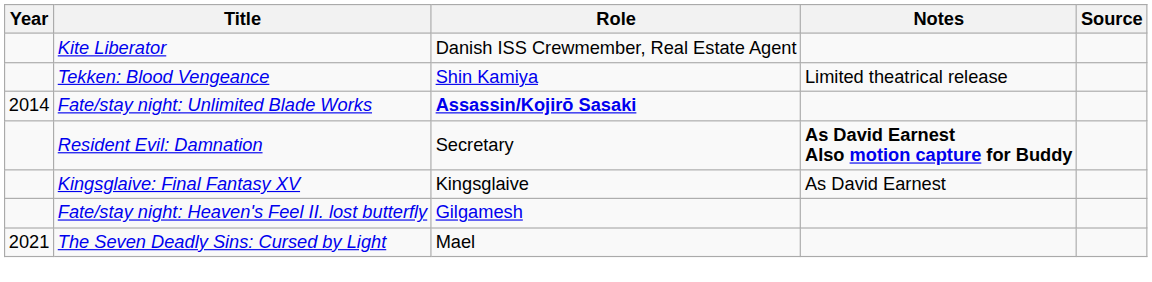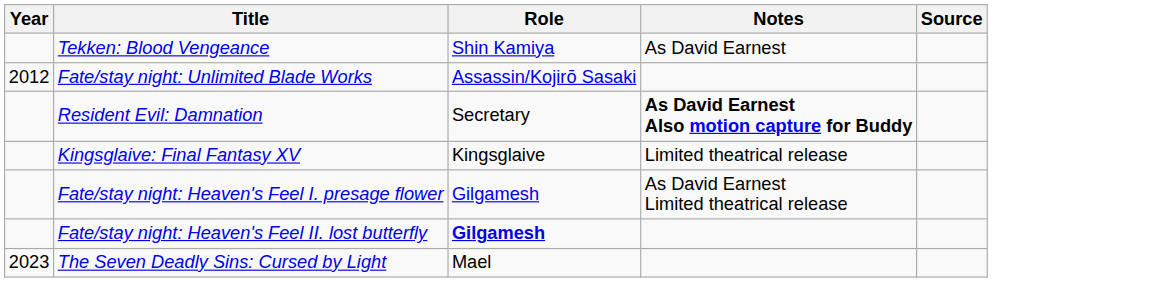- row: (112, 47)
(906, 76) Limited theatrical release -> (715, 47) As David Earnest
(29, 105) 2014 -> (29, 76) 2012
(536, 105) bold -> (544, 76) normal
(875, 184) As David Earnest -> (746, 155) Limited theatrical release
+ row: (251, 194)
(479, 213) normal -> (499, 233) bold
(29, 241) 2021 -> (29, 262) 2023
